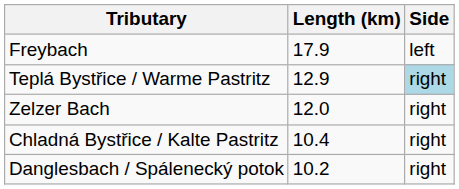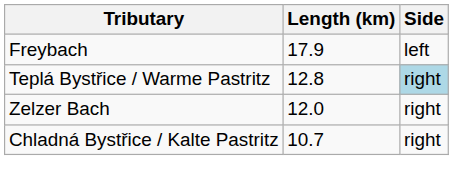(311, 79) 12.9 -> (306, 79) 12.8
(311, 139) 10.4 -> (306, 139) 10.7
- row: (146, 169)
